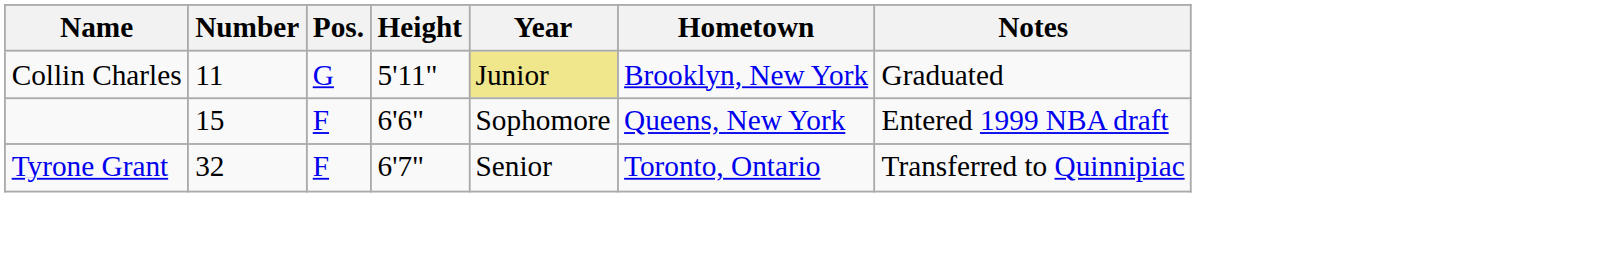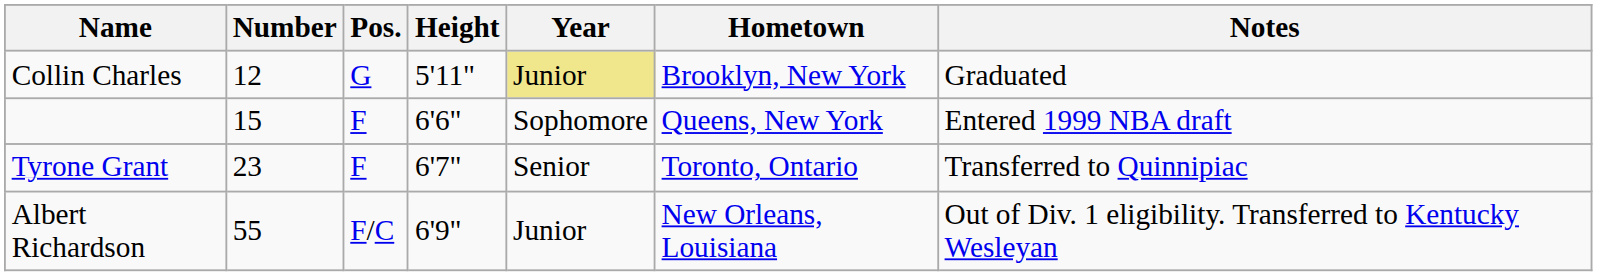(209, 74) 11 -> (247, 74) 12
(210, 167) 32 -> (247, 167) 23
+ row: (78, 229)
